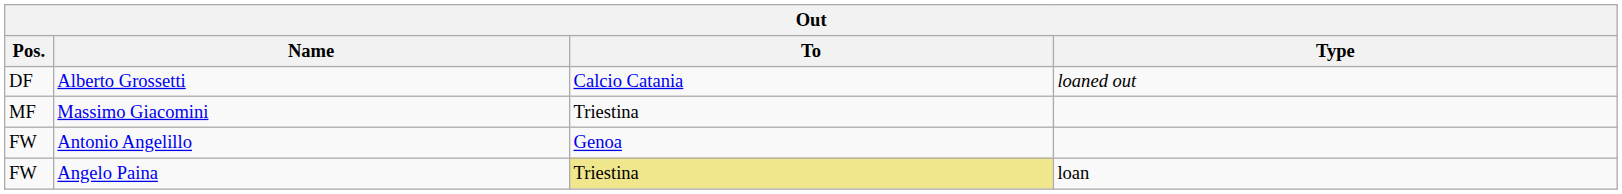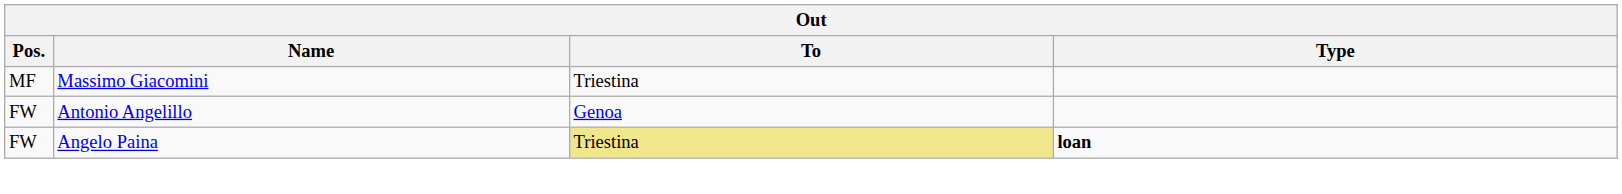- row: (122, 81)
(1073, 173) normal -> (1074, 142) bold
